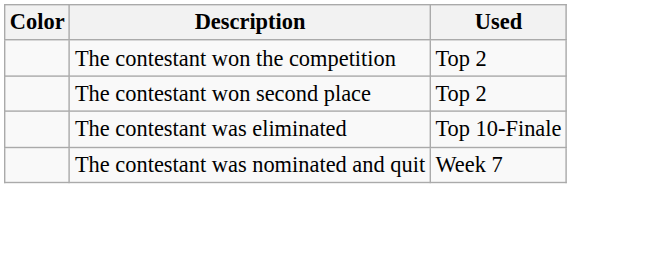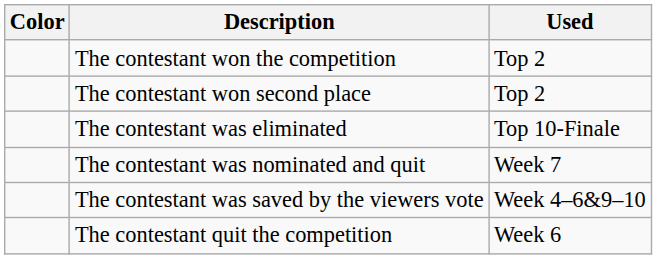+ row: (279, 199)
+ row: (234, 235)
